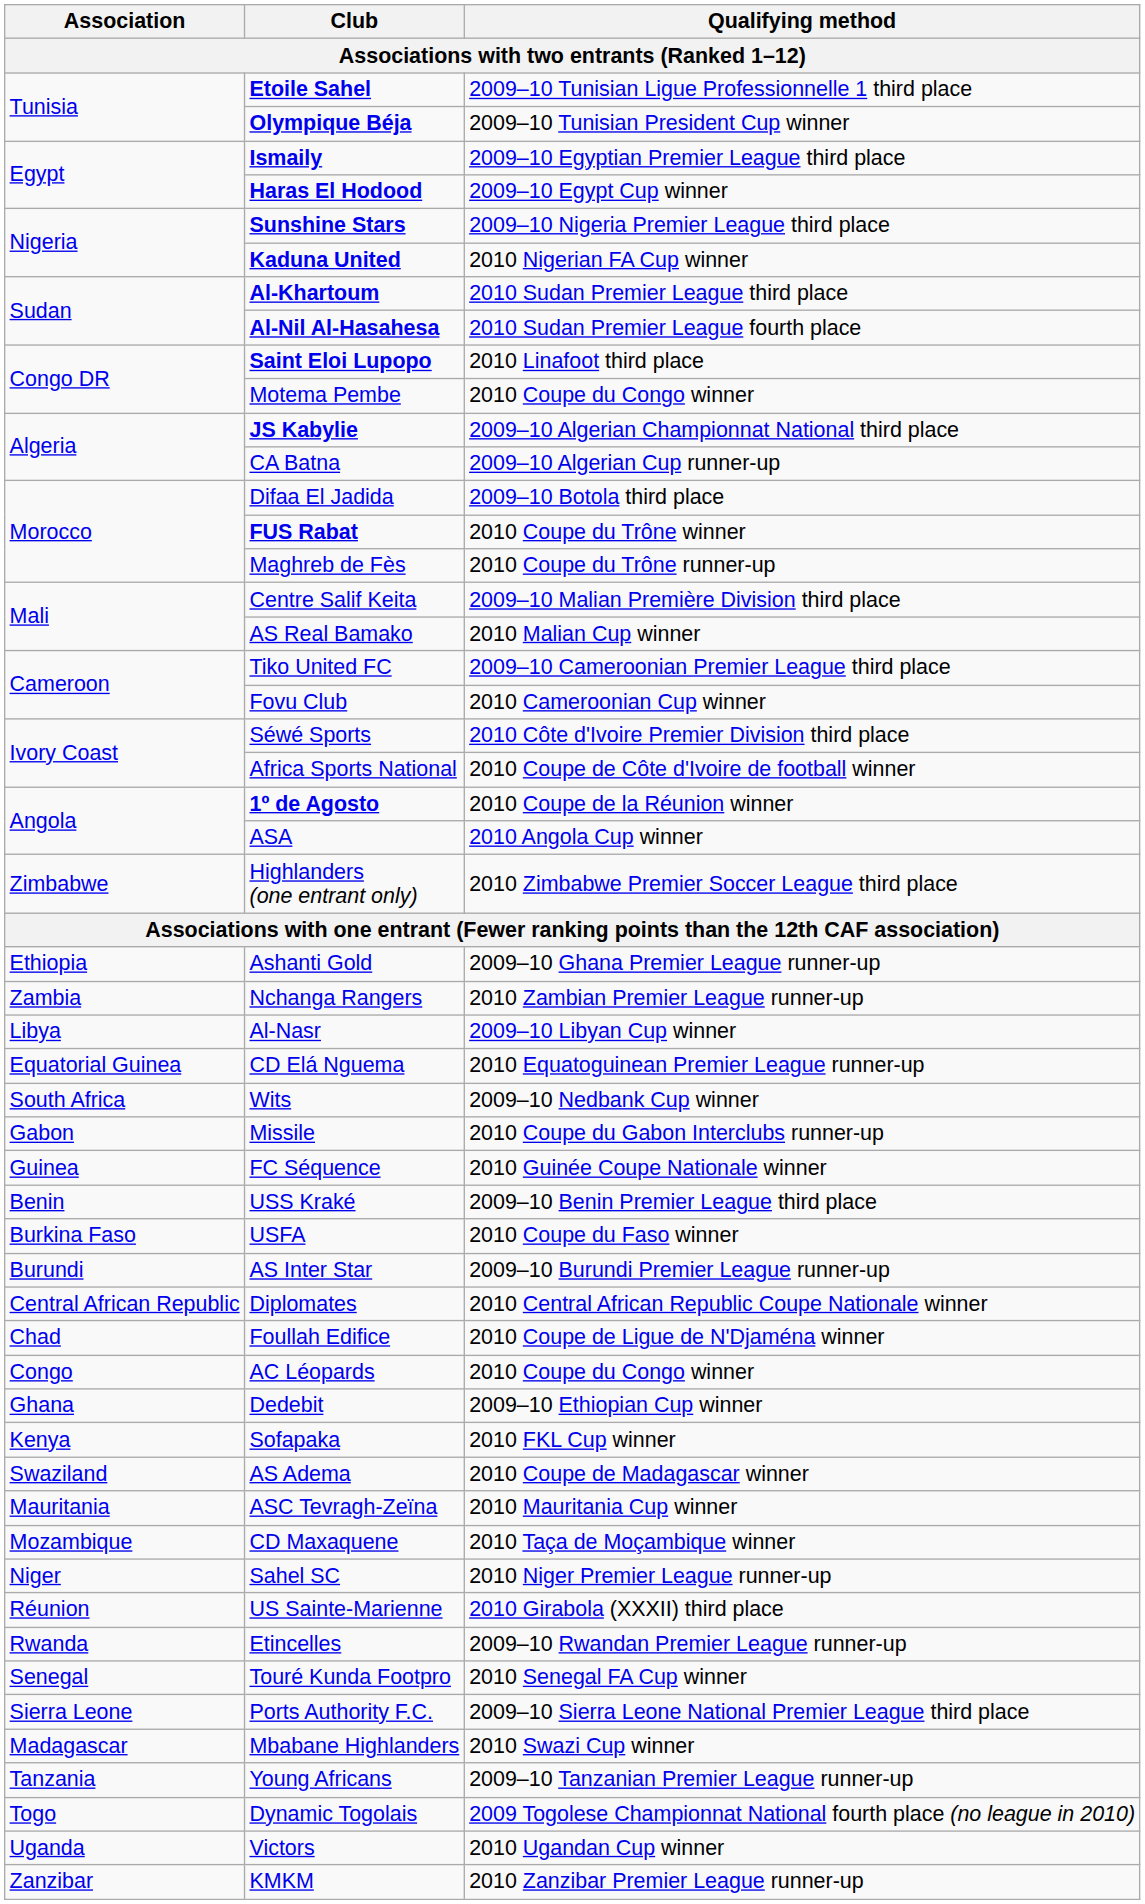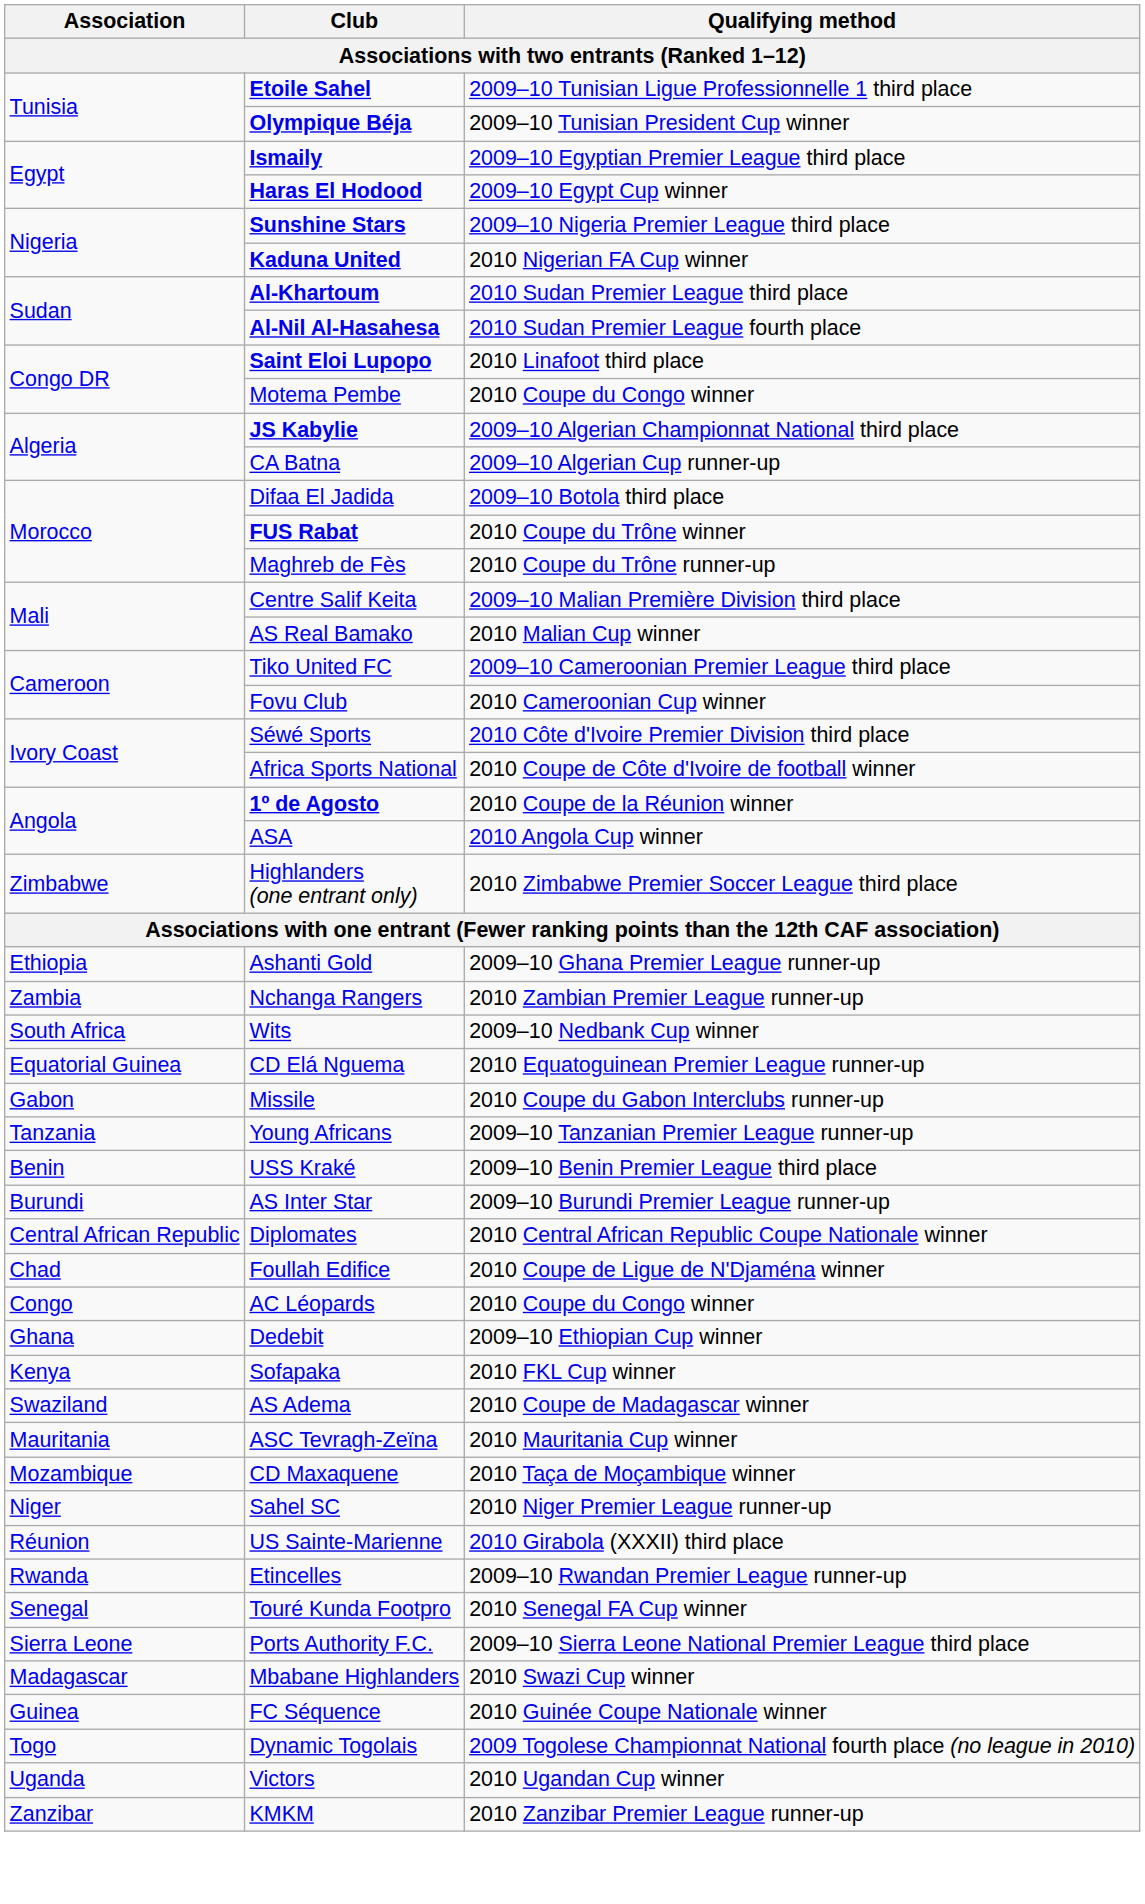- row: (285, 1031)
rows swapped: (270, 1099) <-> (327, 1065)
rows swapped: (315, 1167) <-> (321, 1779)
- row: (277, 1235)
